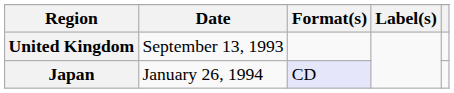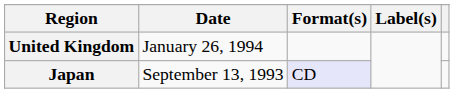(213, 46) September 13, 1993 -> (203, 46) January 26, 1994
(203, 74) January 26, 1994 -> (213, 74) September 13, 1993
